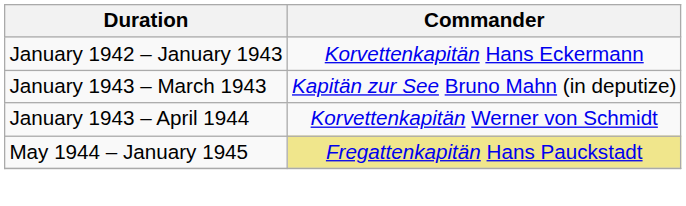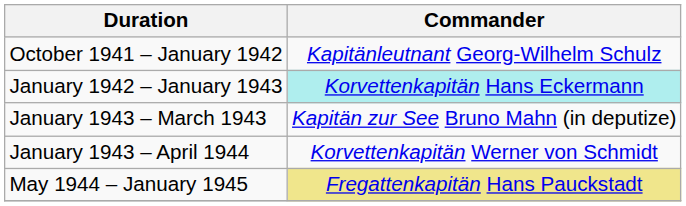+ row: (146, 53)
(484, 53) no background -> (484, 86) paleturquoise background
